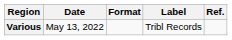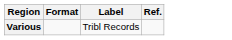- column: (75, 12)
